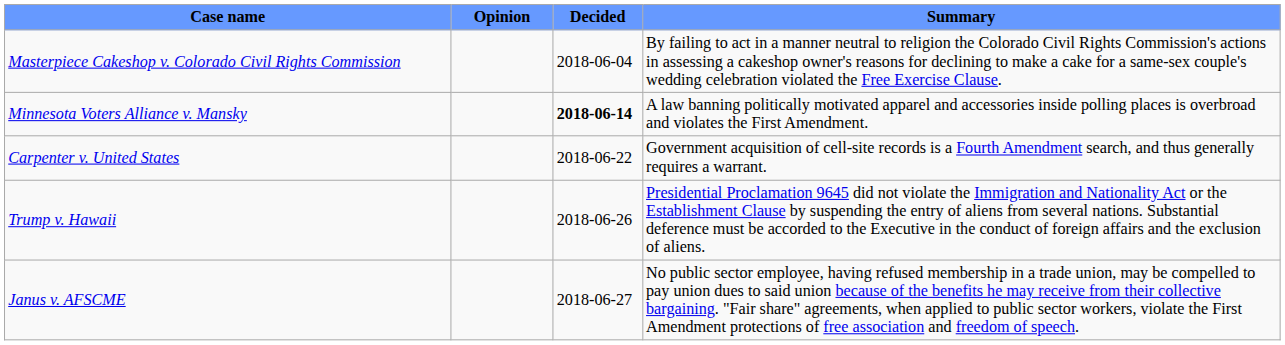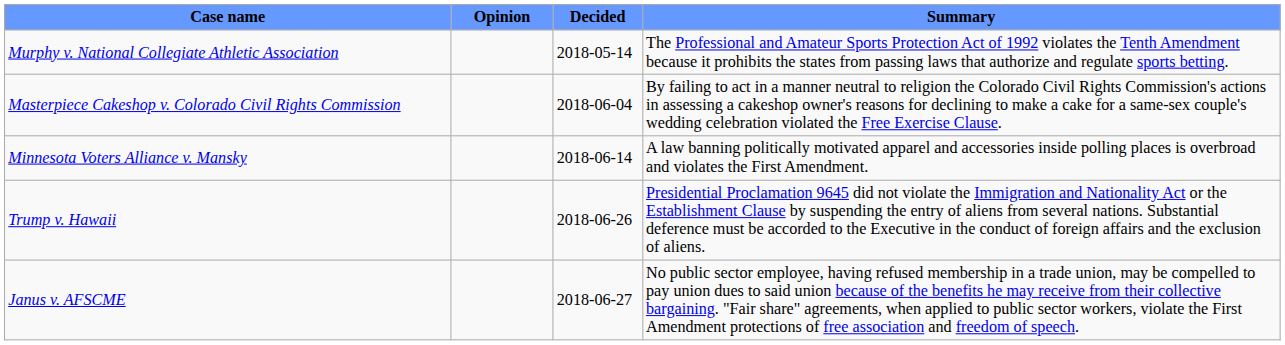+ row: (173, 52)
(594, 114) bold -> (594, 157) normal
- row: (94, 157)
